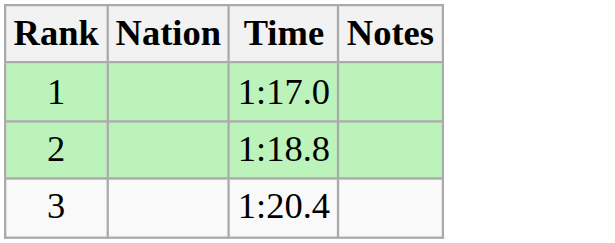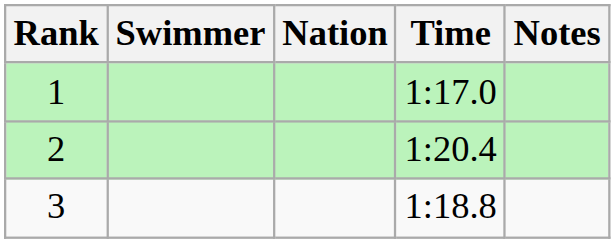+ column: (191, 33)
(284, 149) 1:18.8 -> (451, 149) 1:20.4
(284, 206) 1:20.4 -> (451, 206) 1:18.8
